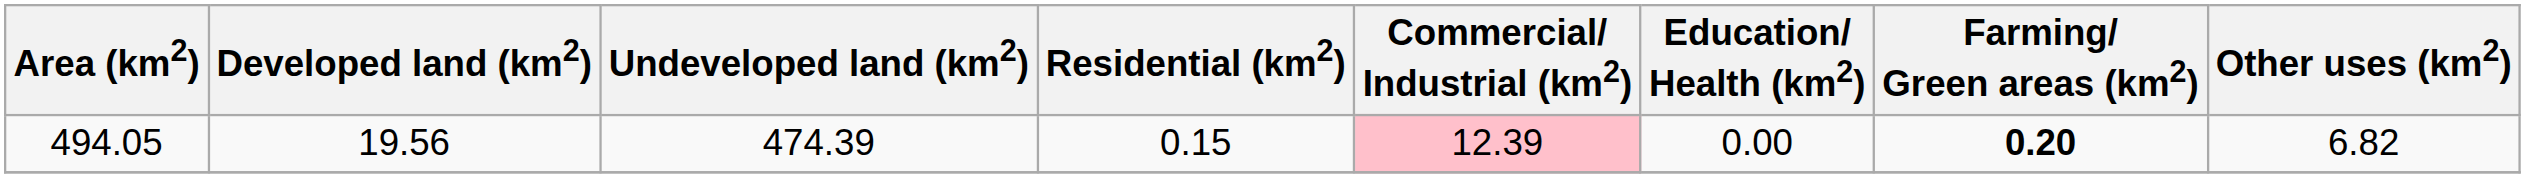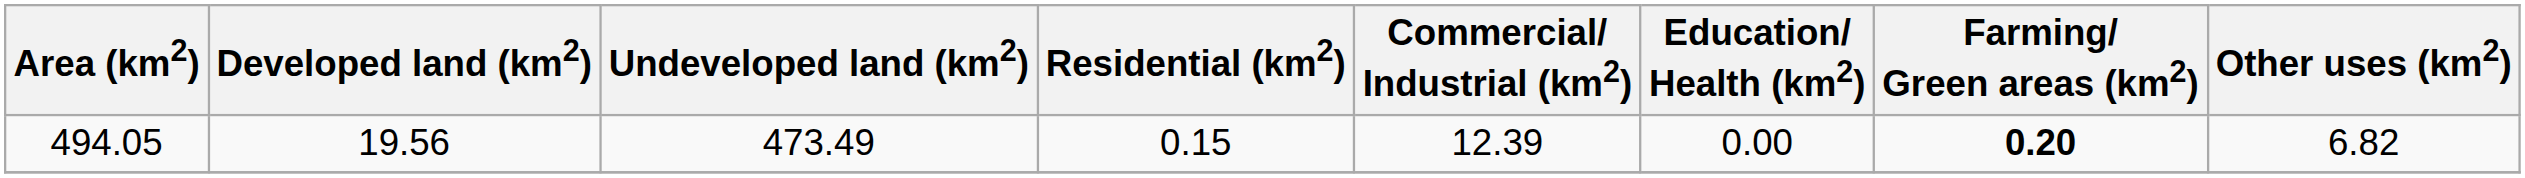(819, 142) 474.39 -> (819, 142) 473.49
(1497, 142) pink background -> (1497, 142) no background
